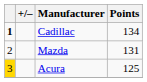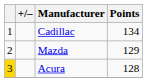(10, 32) bold -> (10, 32) normal
(131, 50) 131 -> (131, 50) 129
(131, 68) 125 -> (131, 68) 128
